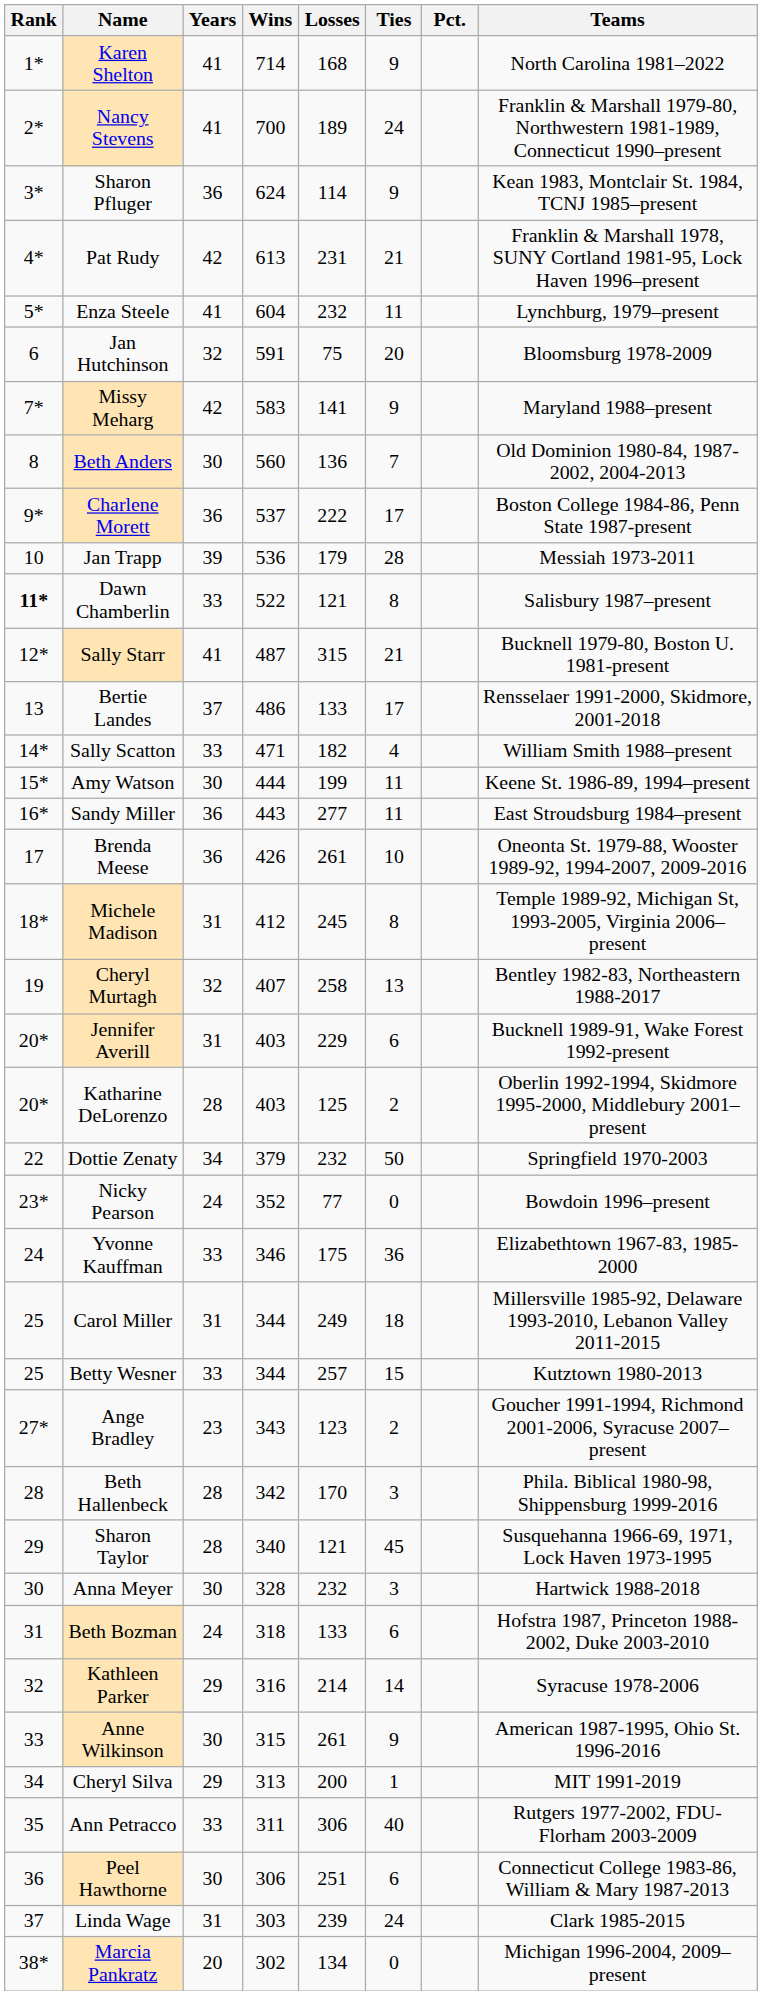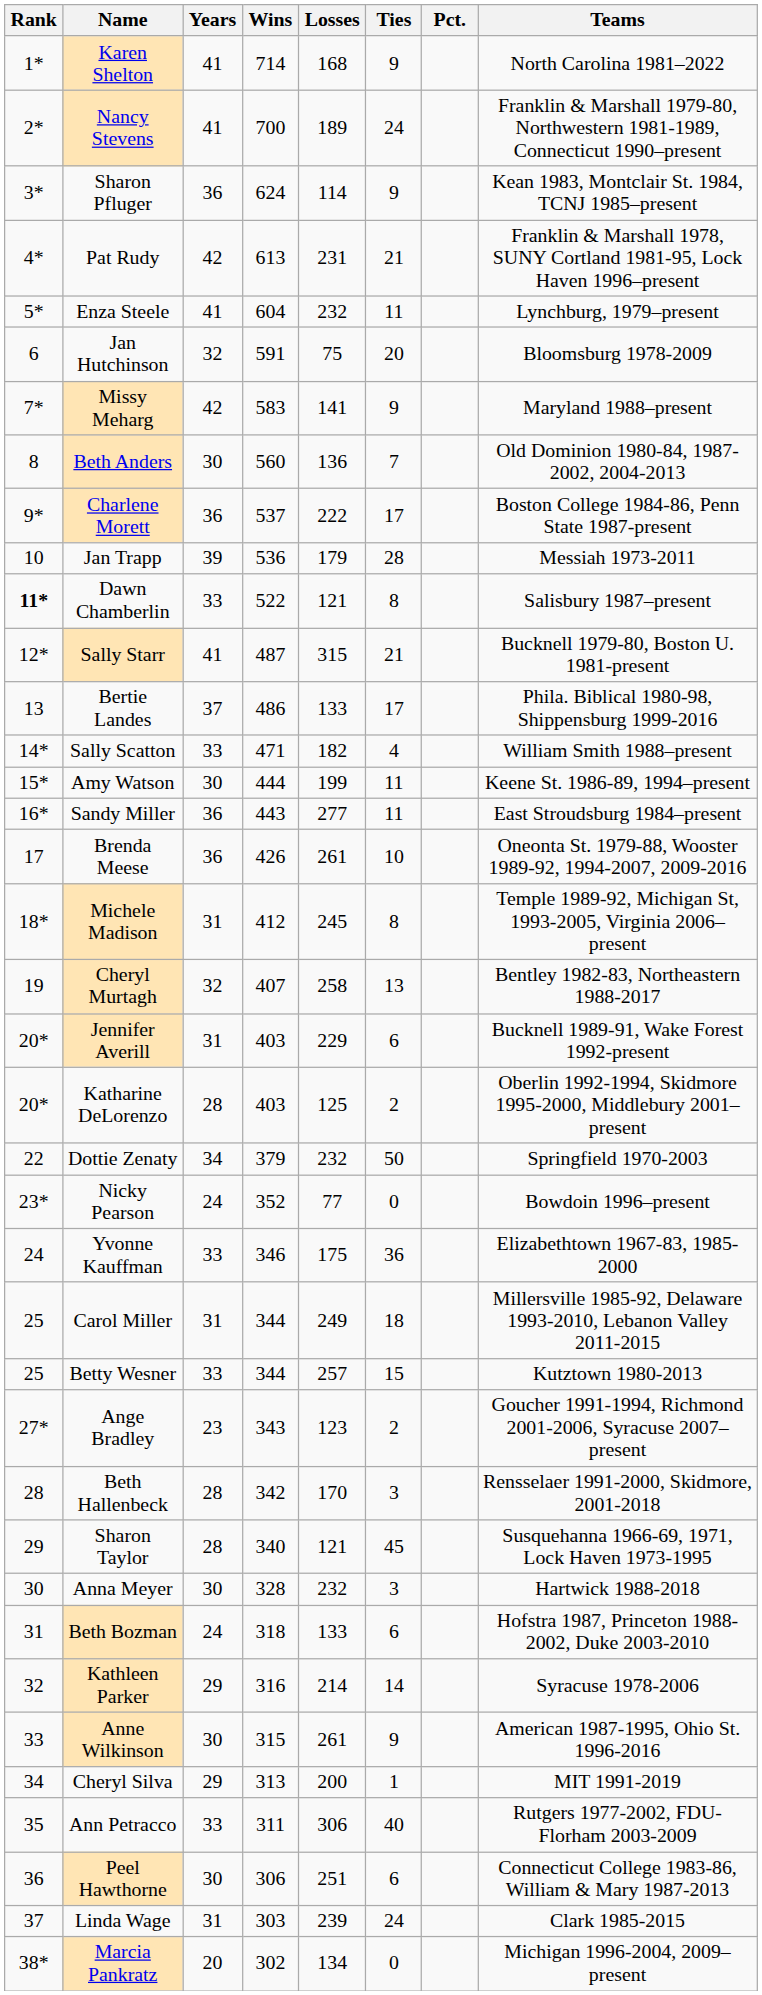(618, 708) Rensselaer 1991-2000, Skidmore, 2001-2018 -> (618, 708) Phila. Biblical 1980-98, Shippensburg 1999-2016
(618, 1492) Phila. Biblical 1980-98, Shippensburg 1999-2016 -> (618, 1492) Rensselaer 1991-2000, Skidmore, 2001-2018
